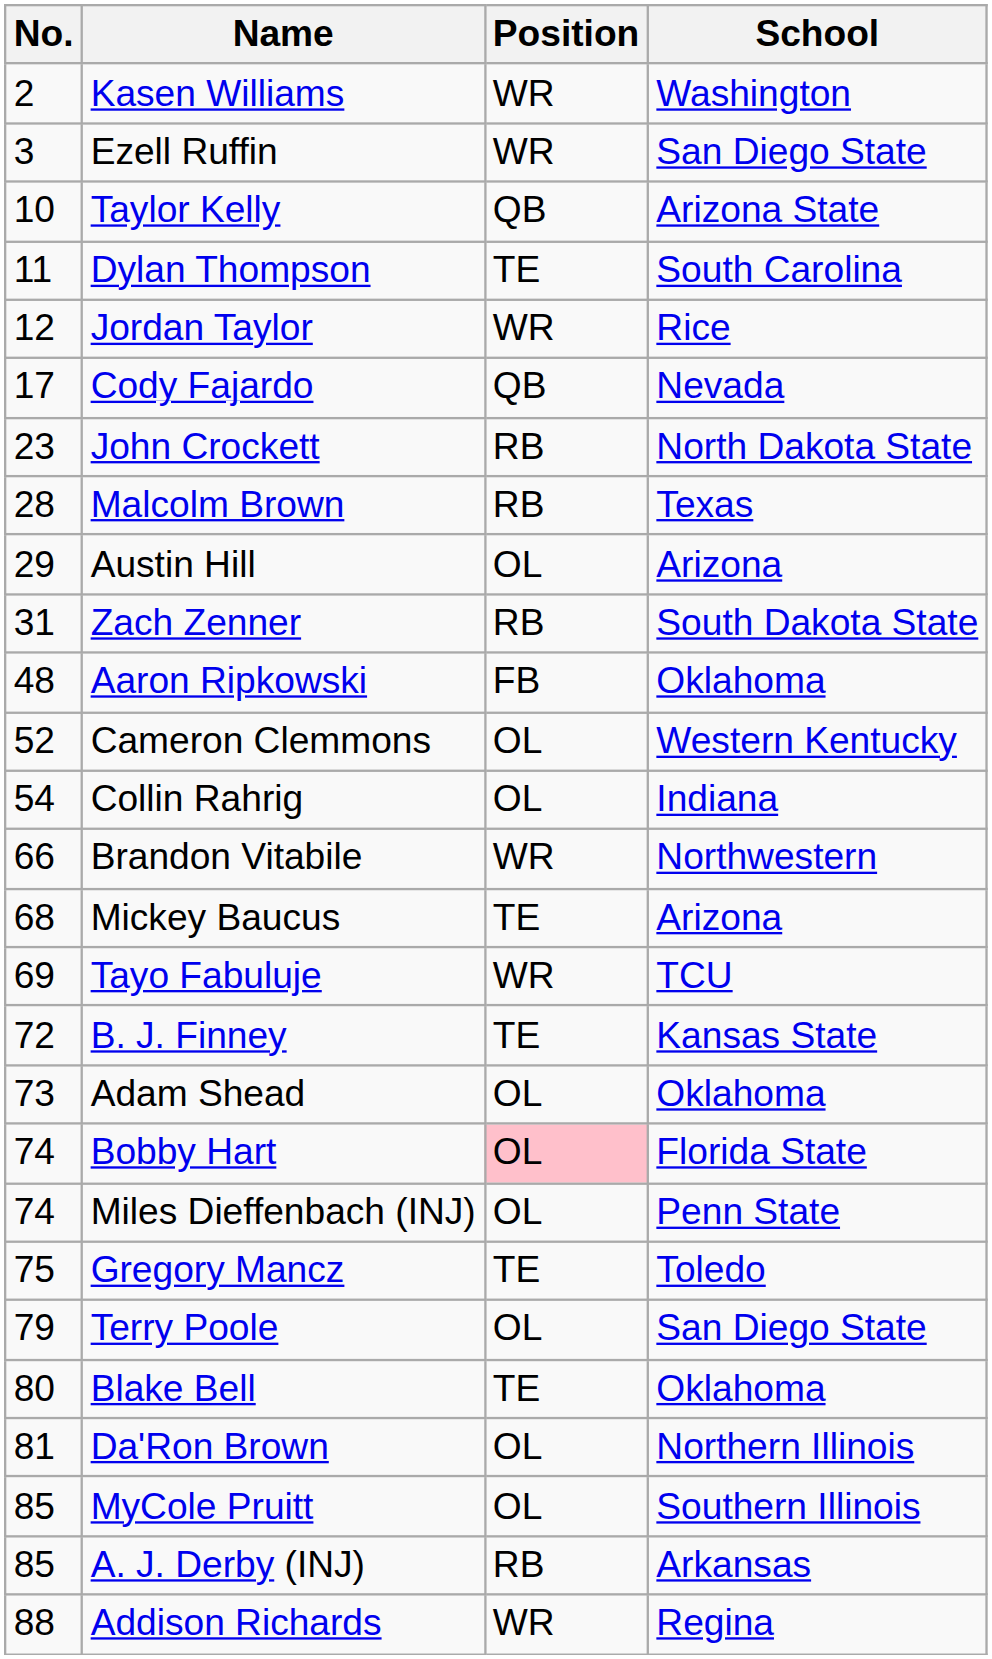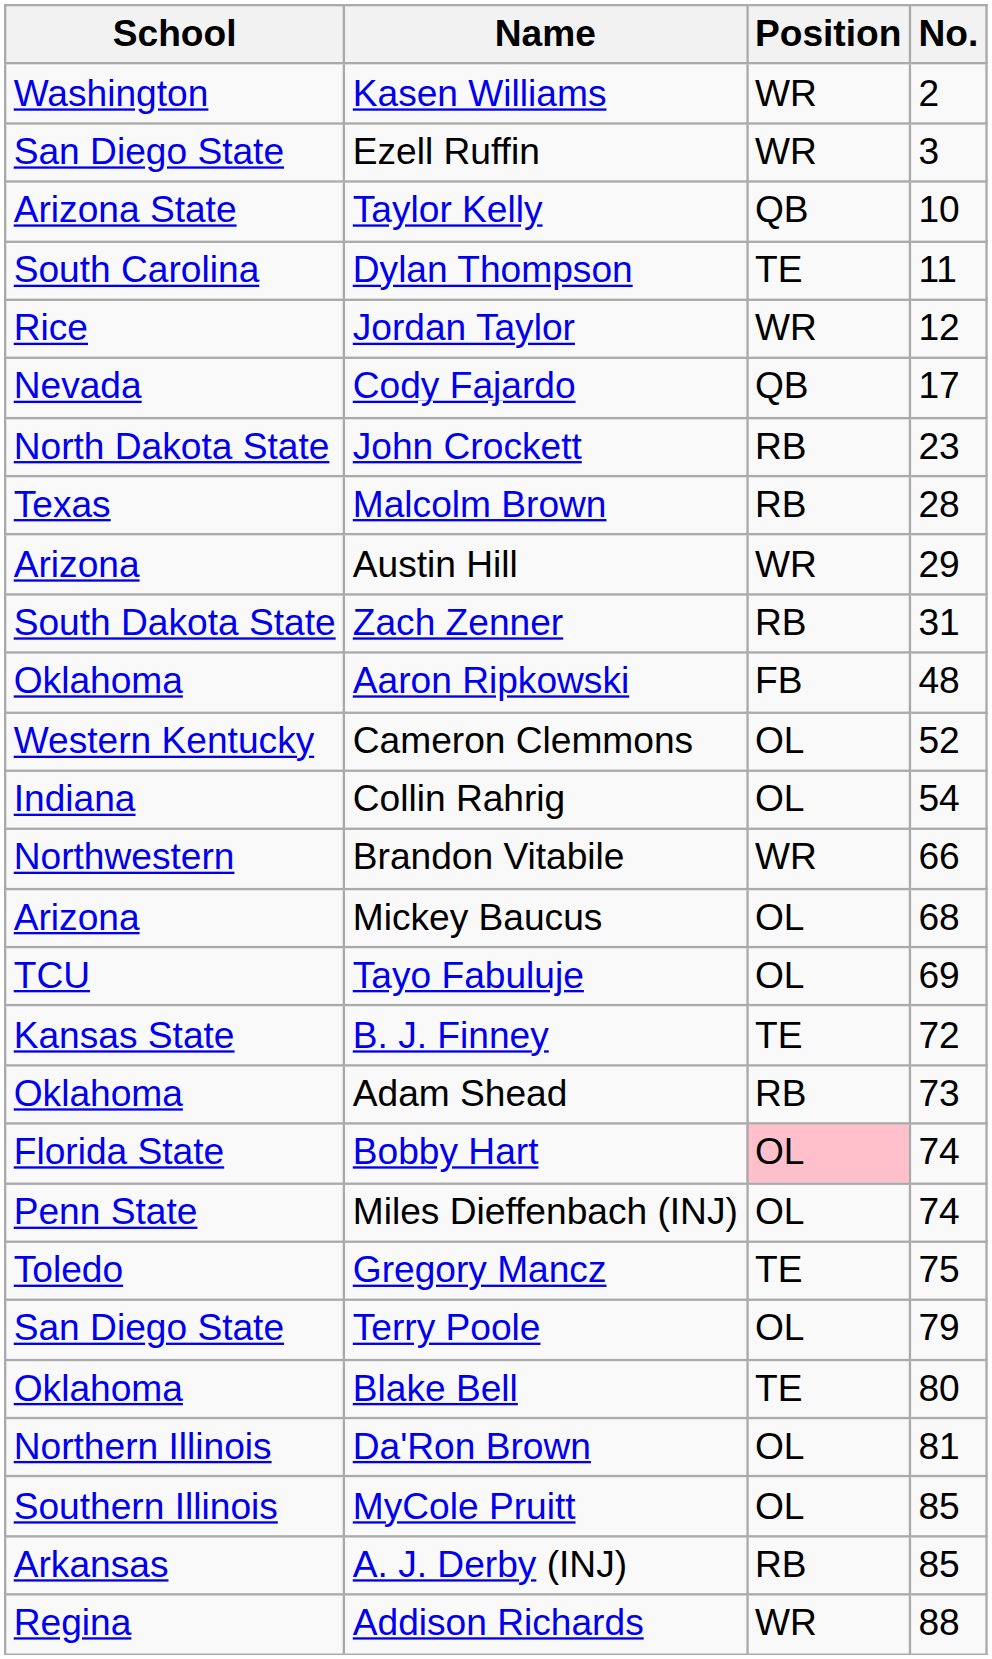columns swapped: (44, 33) <-> (817, 33)
(518, 563) OL -> (786, 563) WR
(517, 916) TE -> (780, 916) OL
(524, 975) WR -> (780, 975) OL
(518, 1093) OL -> (781, 1093) RB
